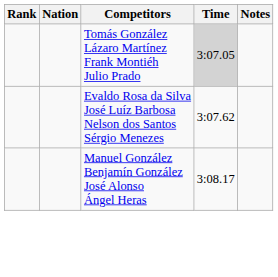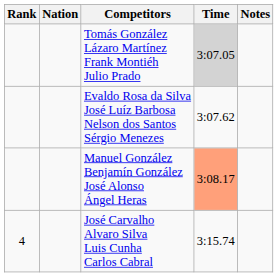(216, 179) no background -> (216, 179) lightsalmon background
+ row: (119, 240)
